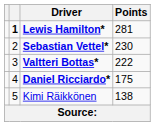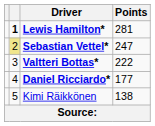(15, 46) no background -> (15, 46) khaki background
(124, 46) 230 -> (124, 46) 247
(124, 79) 175 -> (124, 79) 177
